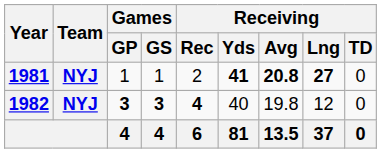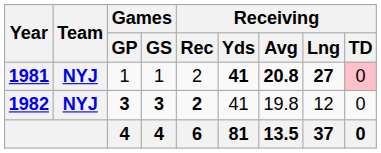(360, 76) no background -> (360, 76) pink background
(197, 104) 4 -> (197, 104) 2
(239, 104) 40 -> (239, 104) 41
